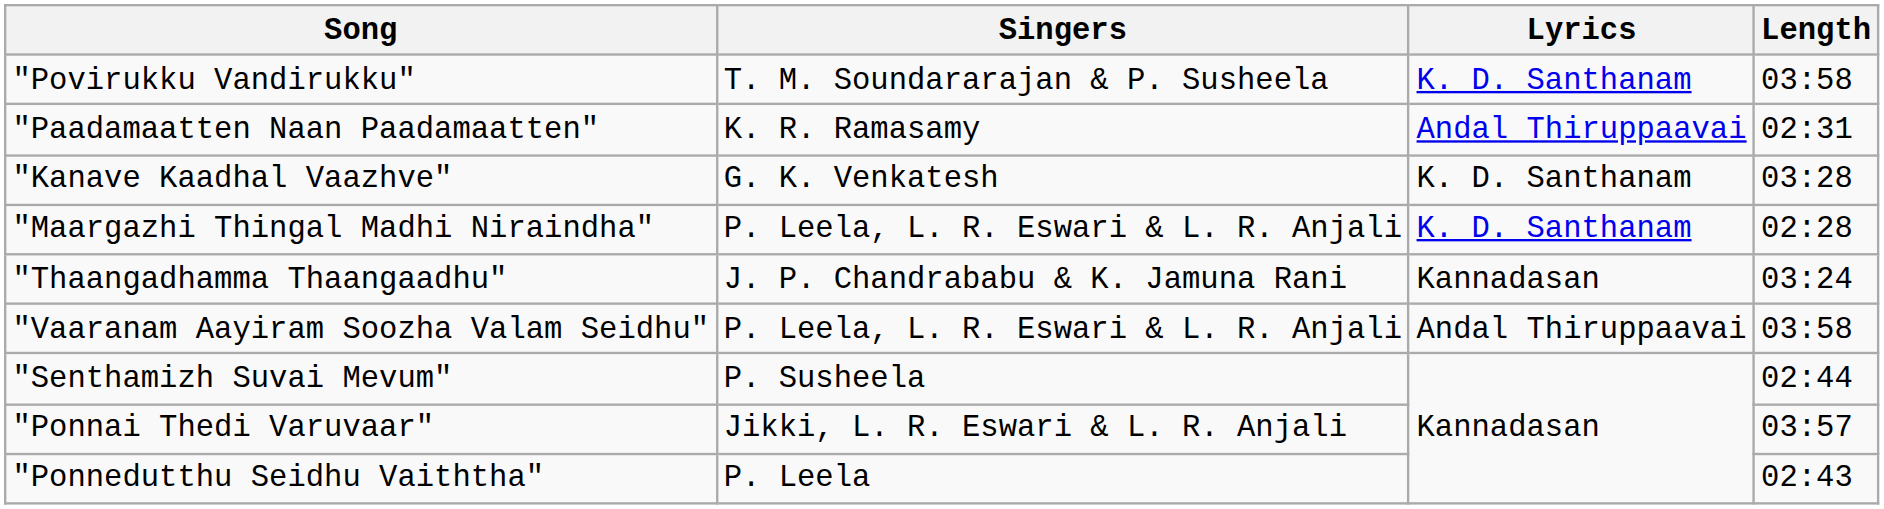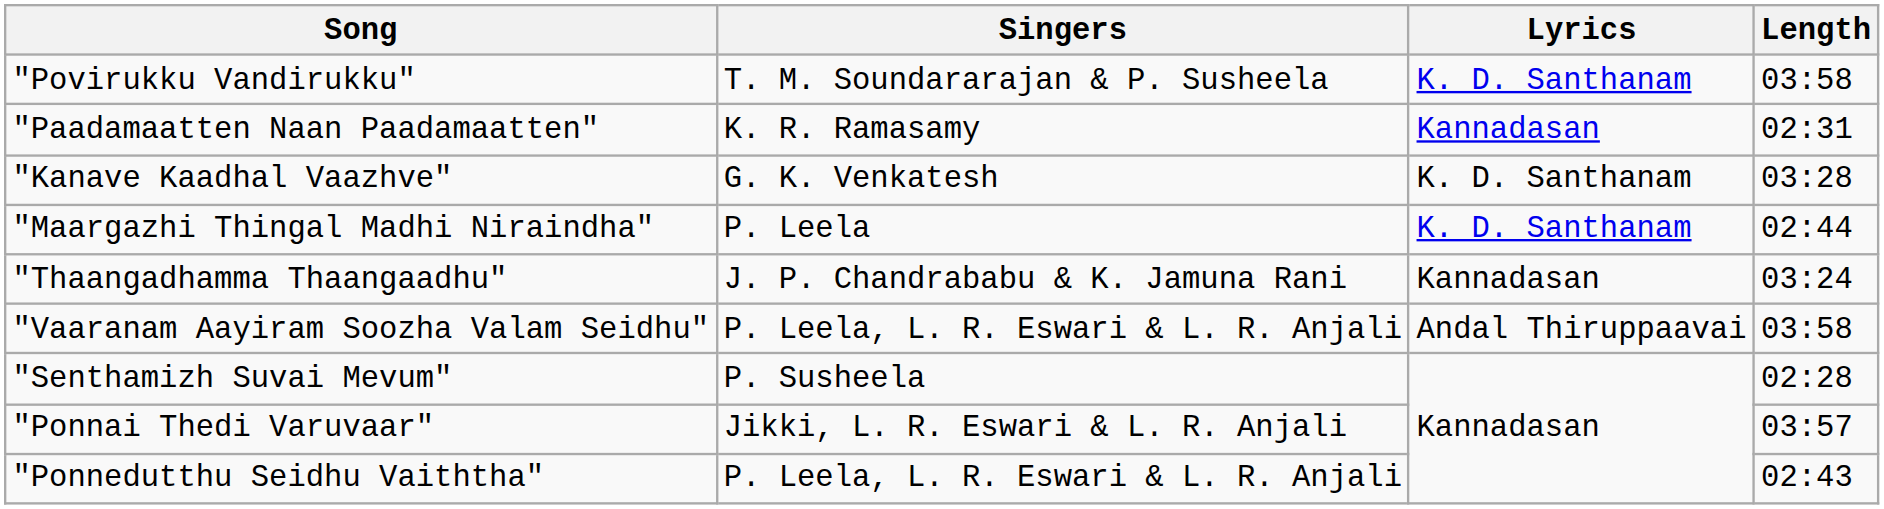(1582, 130) Andal Thiruppaavai -> (1508, 130) Kannadasan
(1063, 229) P. Leela, L. R. Eswari & L. R. Anjali -> (797, 229) P. Leela
(1807, 229) 02:28 -> (1807, 229) 02:44
(1807, 379) 02:44 -> (1807, 379) 02:28
(797, 478) P. Leela -> (1063, 478) P. Leela, L. R. Eswari & L. R. Anjali
